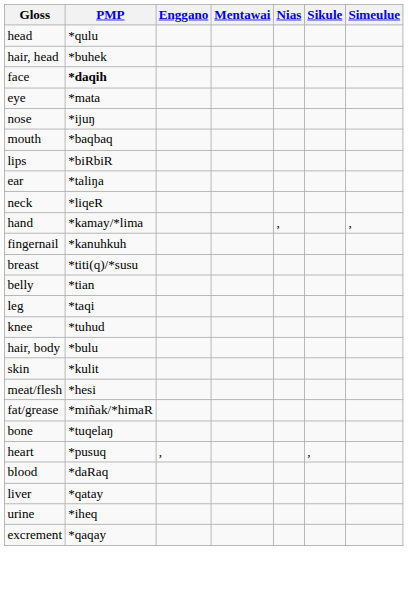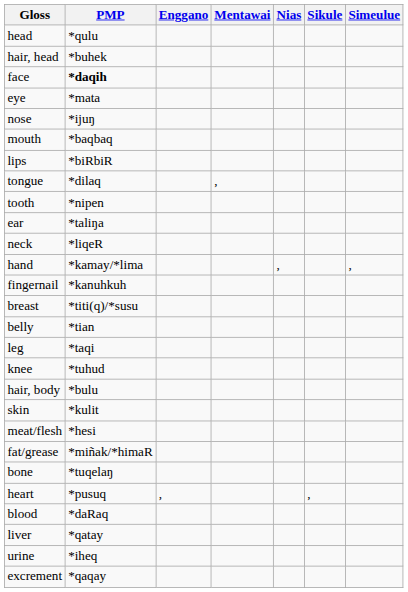+ row: (25, 181)
+ row: (21, 202)
